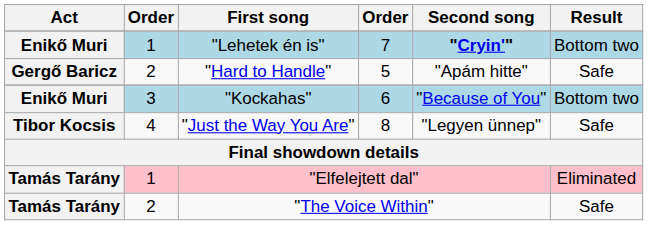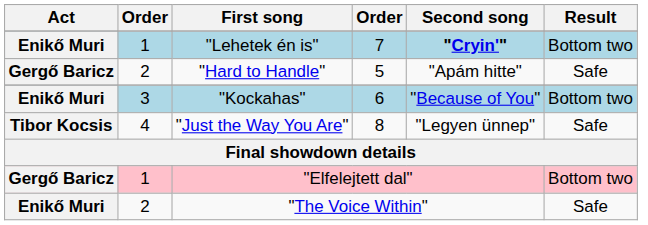(64, 179) Tamás Tarány -> (61, 179) Gergő Baricz
(596, 179) Eliminated -> (590, 179) Bottom two
(64, 206) Tamás Tarány -> (61, 206) Enikő Muri
